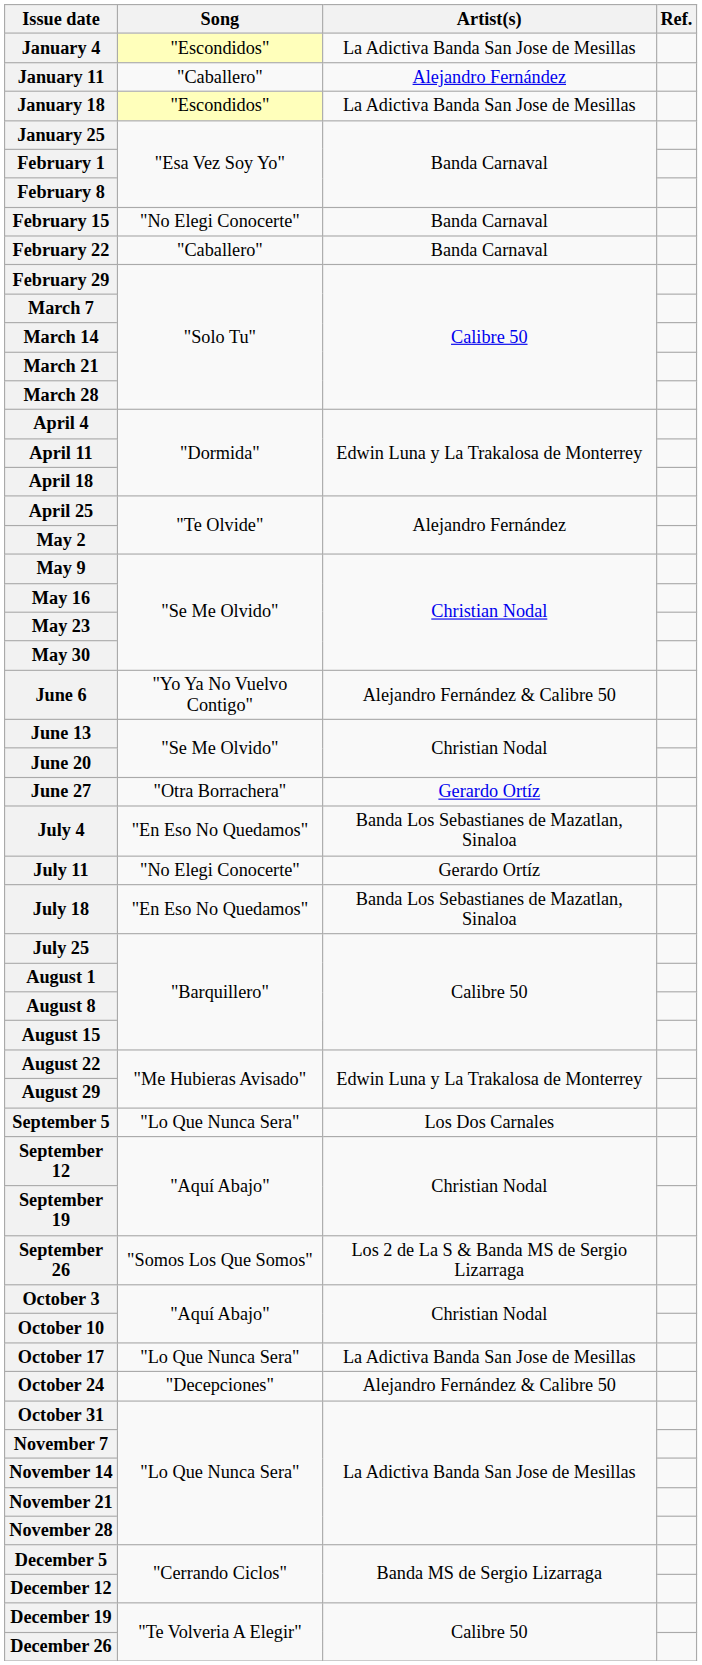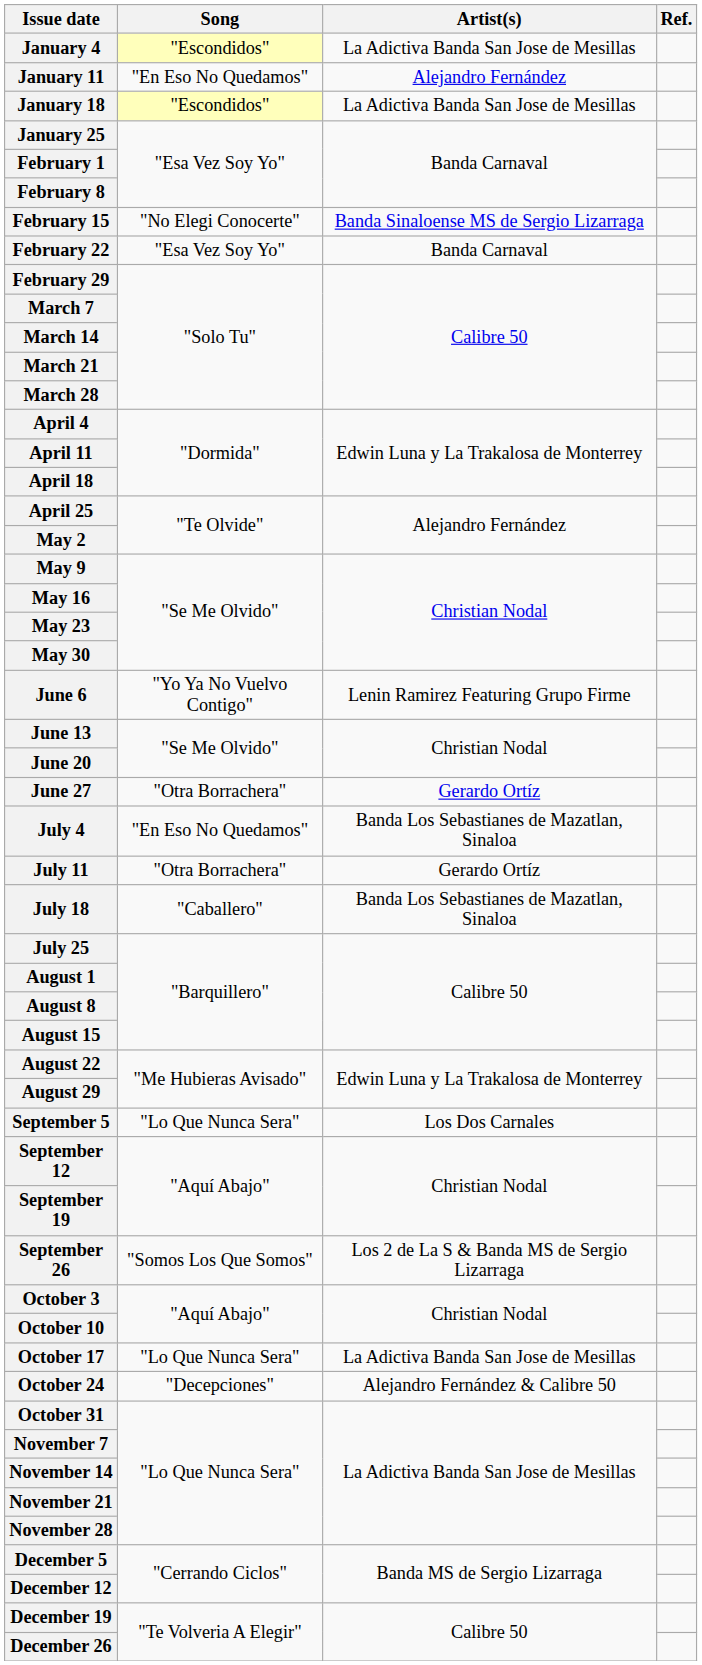(220, 76) "Caballero" -> (220, 76) "En Eso No Quedamos"
(489, 221) Banda Carnaval -> (489, 221) Banda Sinaloense MS de Sergio Lizarraga
(220, 250) "Caballero" -> (220, 250) "Esa Vez Soy Yo"
(489, 694) Alejandro Fernández & Calibre 50 -> (489, 694) Lenin Ramirez Featuring Grupo Firme
(220, 869) "No Elegi Conocerte" -> (220, 869) "Otra Borrachera"
(220, 909) "En Eso No Quedamos" -> (220, 909) "Caballero"
